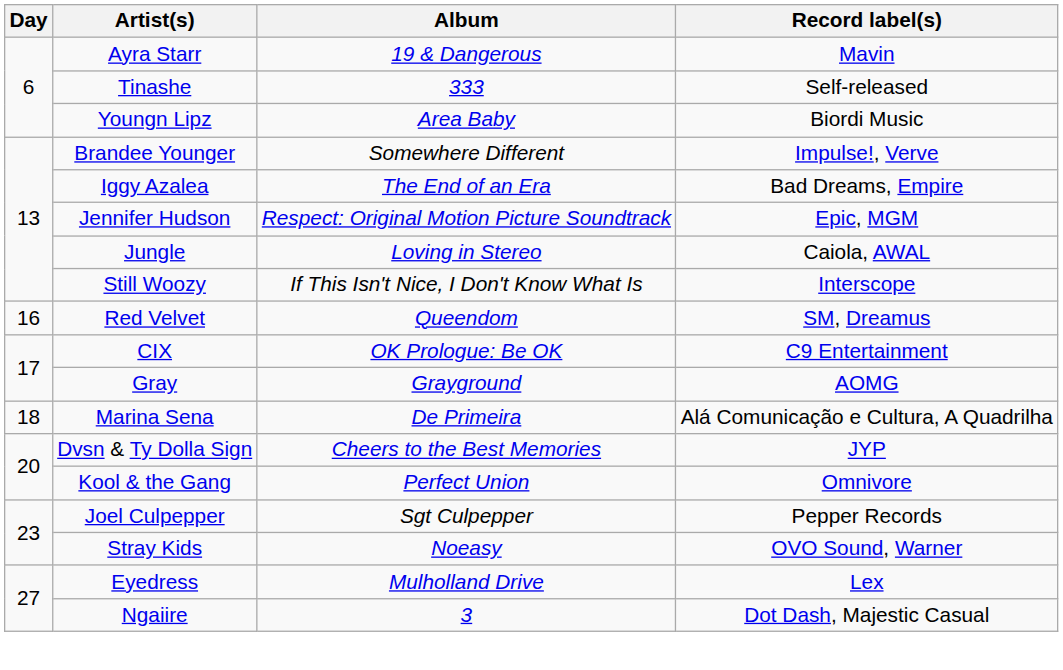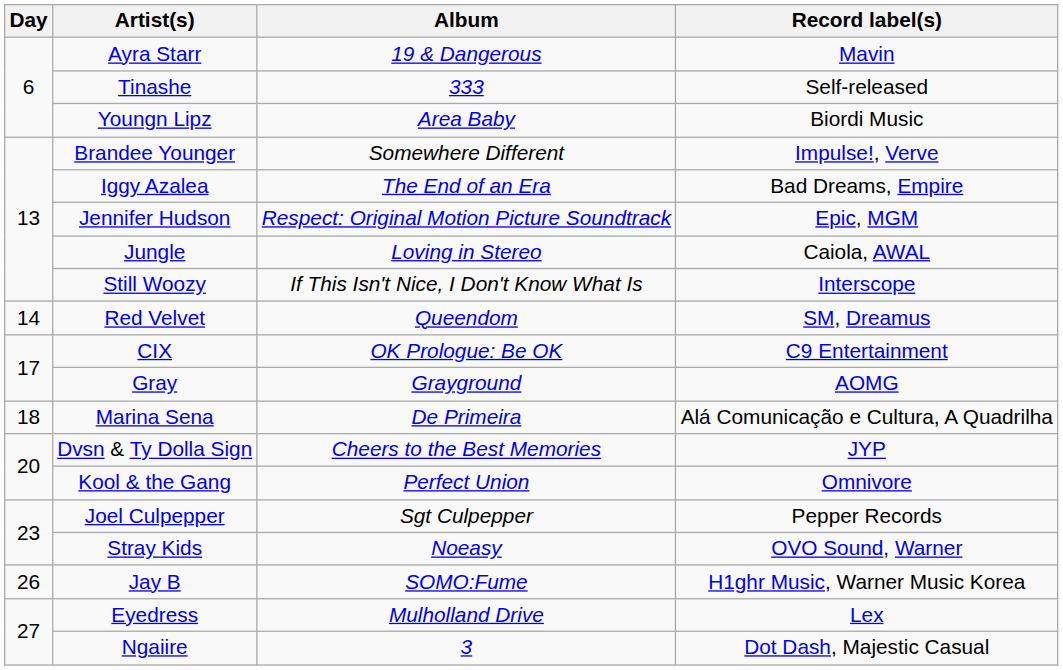(29, 317) 16 -> (29, 317) 14
+ row: (155, 581)
